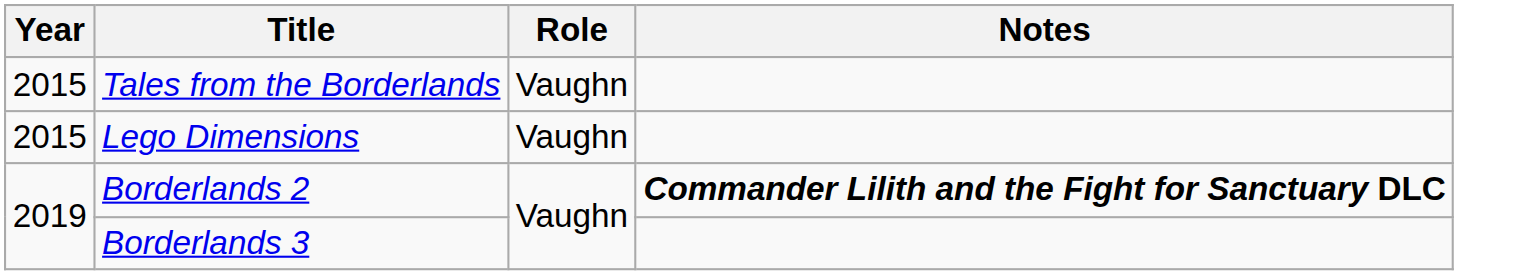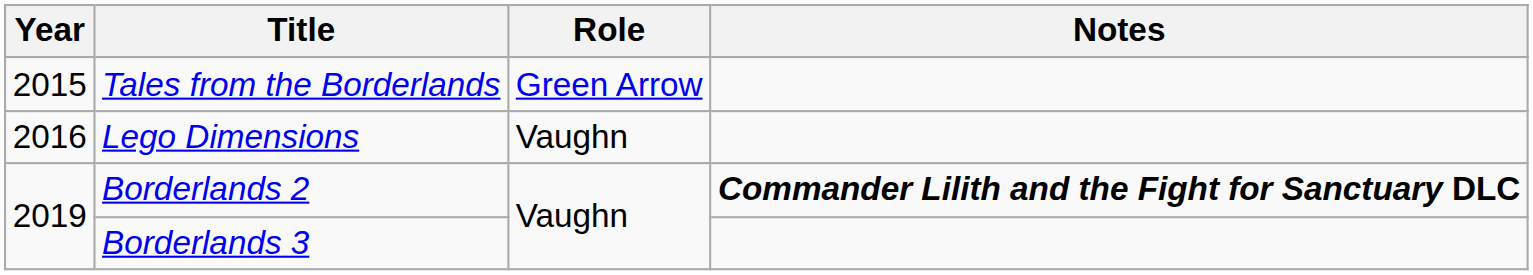(572, 83) Vaughn -> (609, 83) Green Arrow
(50, 136) 2015 -> (50, 136) 2016
